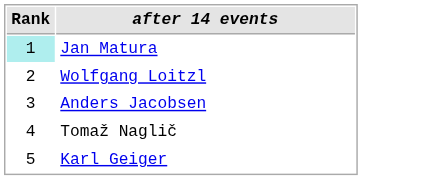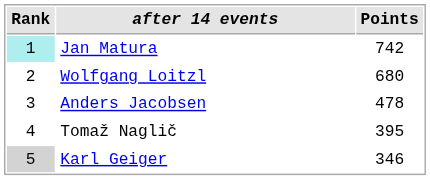+ column: (390, 20)
(31, 159) no background -> (31, 159) lightgrey background
